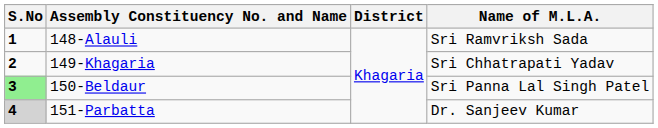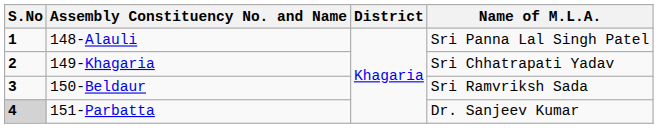(509, 40) Sri Ramvriksh Sada -> (540, 40) Sri Panna Lal Singh Patel
(12, 88) lightgreen background -> (12, 88) no background
(540, 88) Sri Panna Lal Singh Patel -> (509, 88) Sri Ramvriksh Sada
